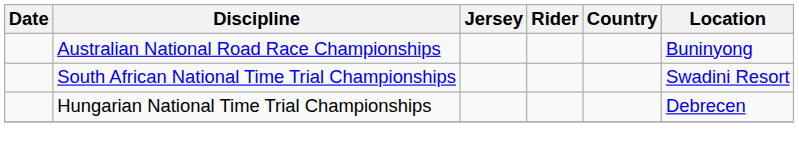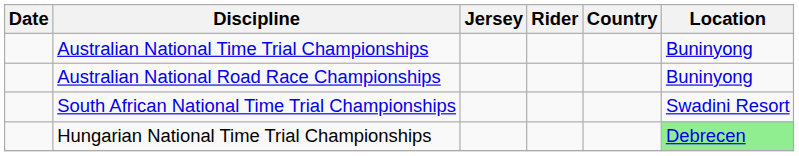+ row: (243, 48)
(706, 106) no background -> (706, 135) lightgreen background
